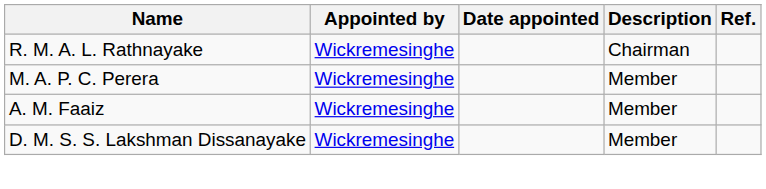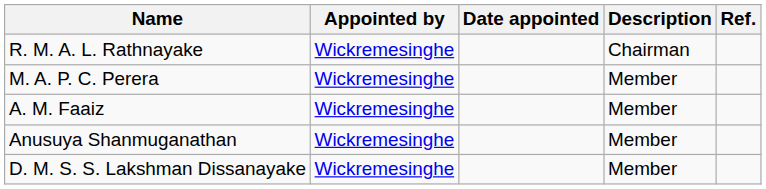+ row: (123, 139)
